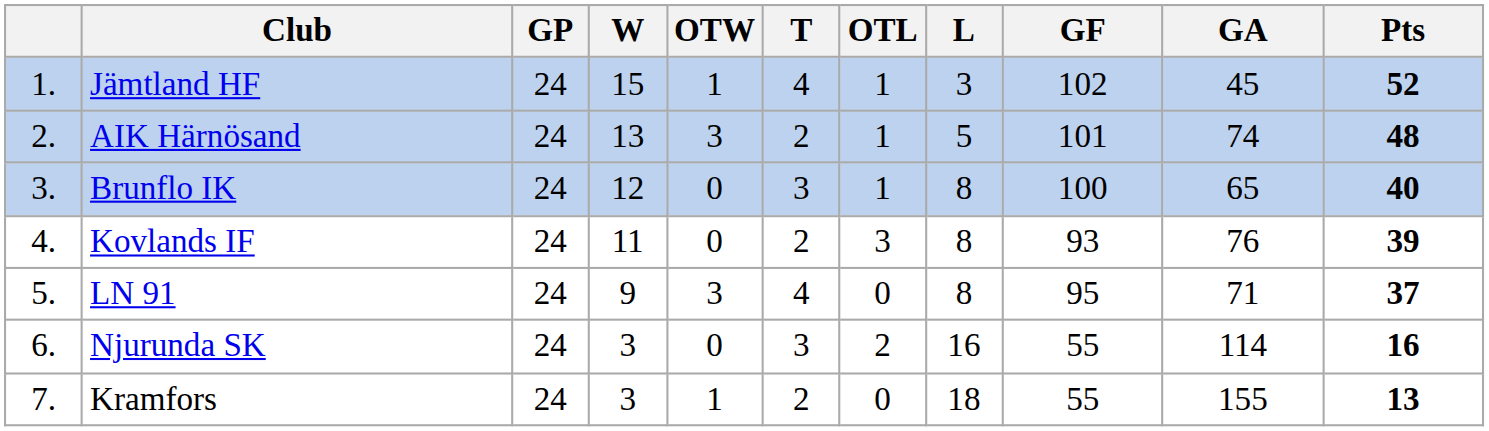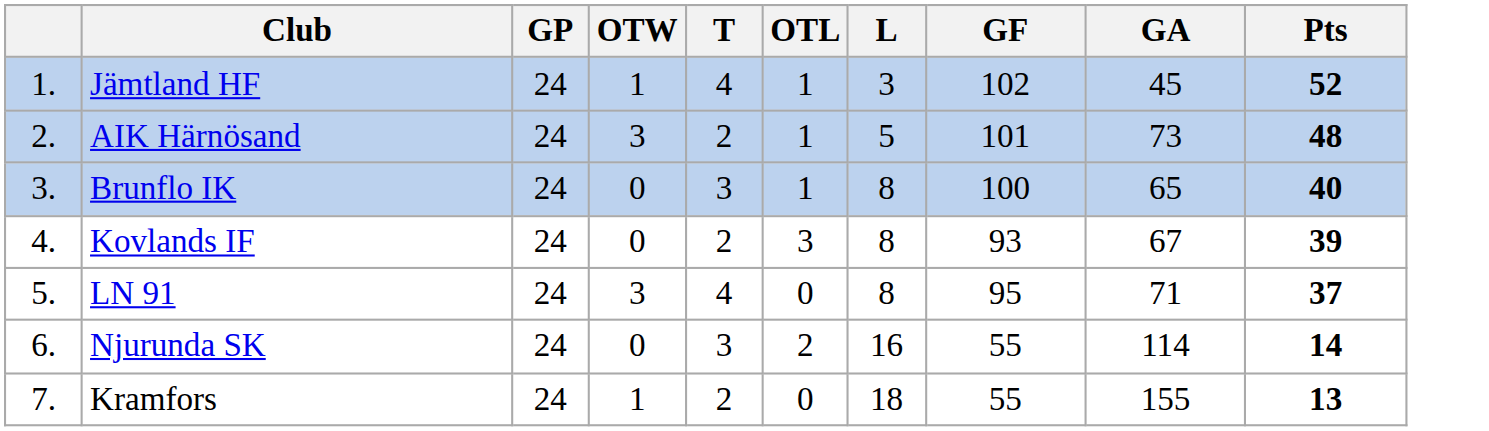- column: (628, 30)
(1243, 135) 74 -> (1165, 135) 73
(1243, 240) 76 -> (1165, 240) 67
(1403, 345) 16 -> (1326, 345) 14
